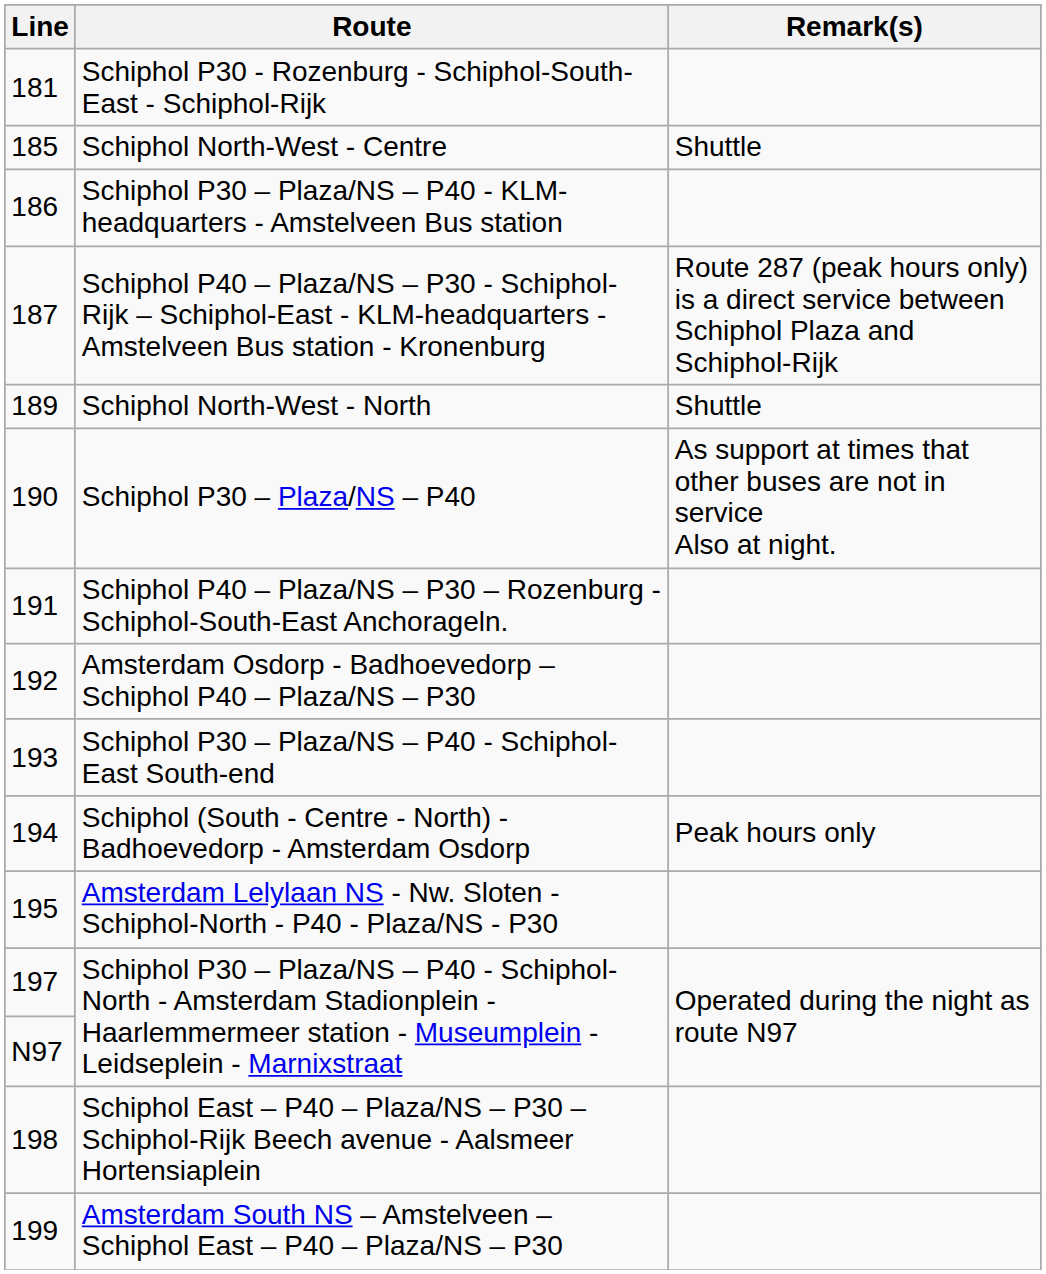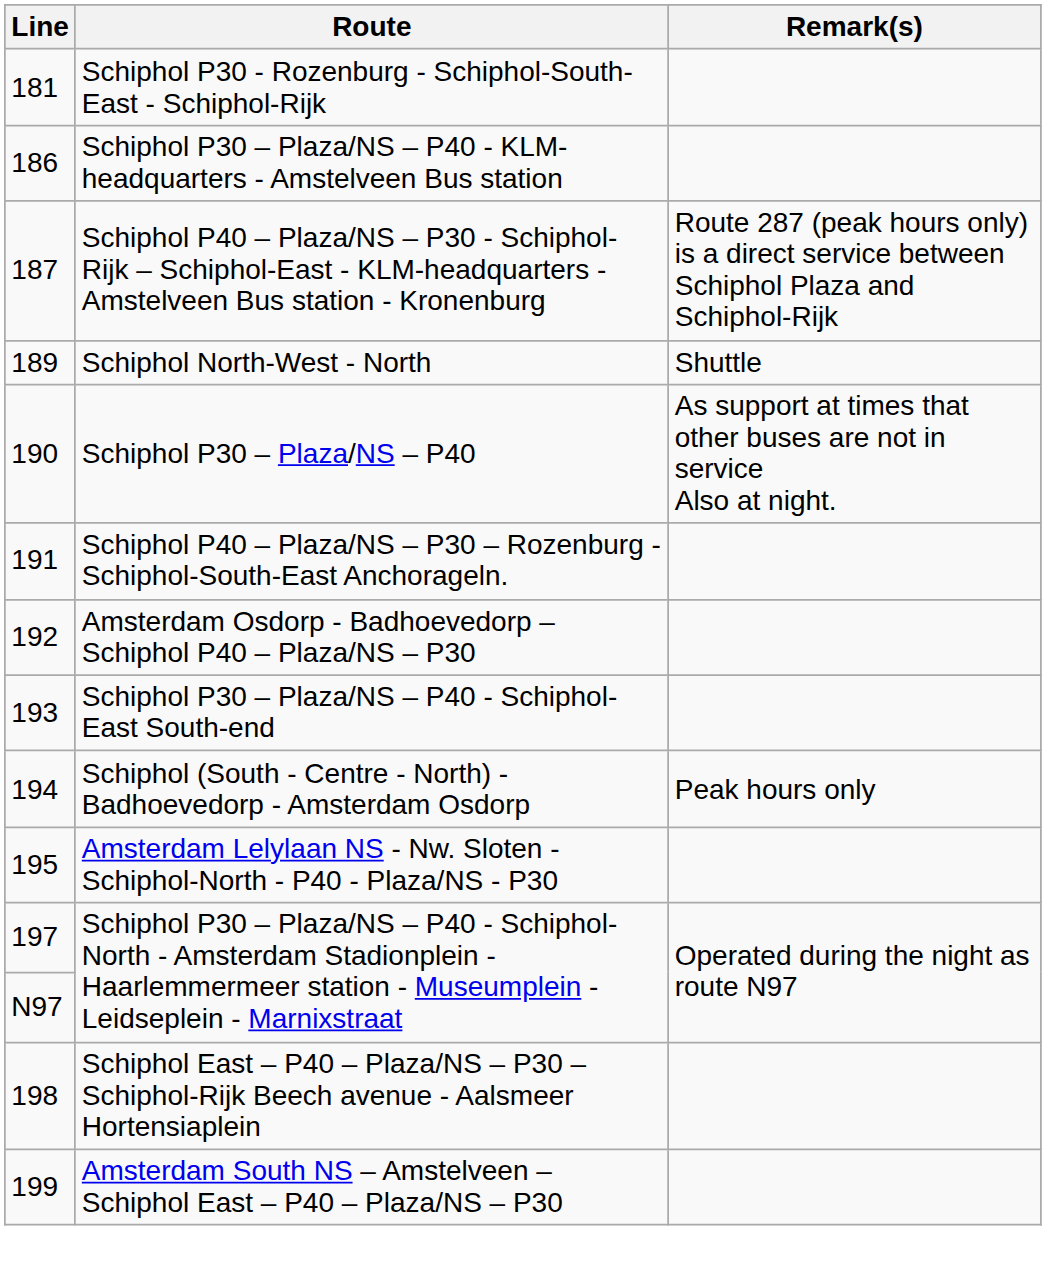- row: (35, 147)
